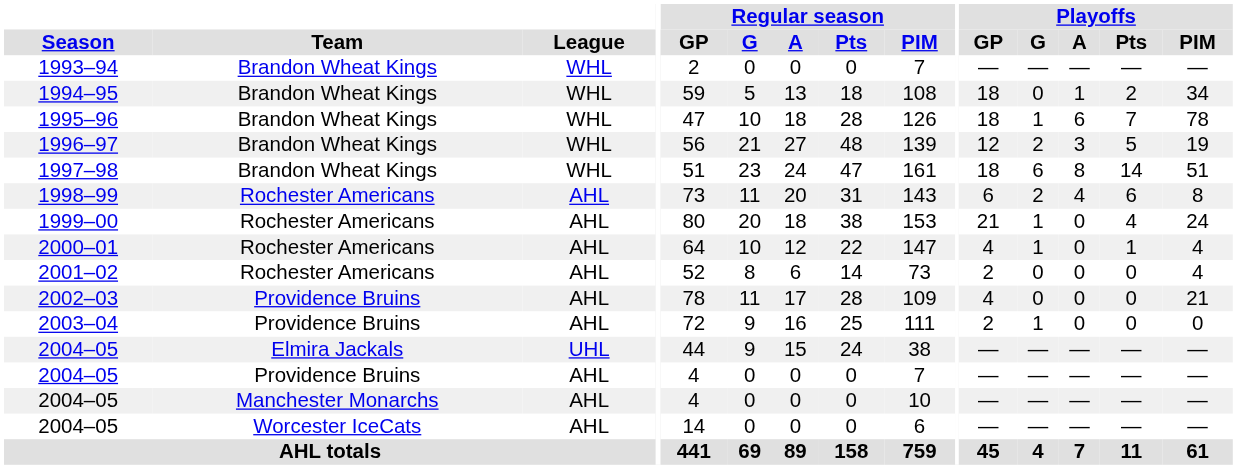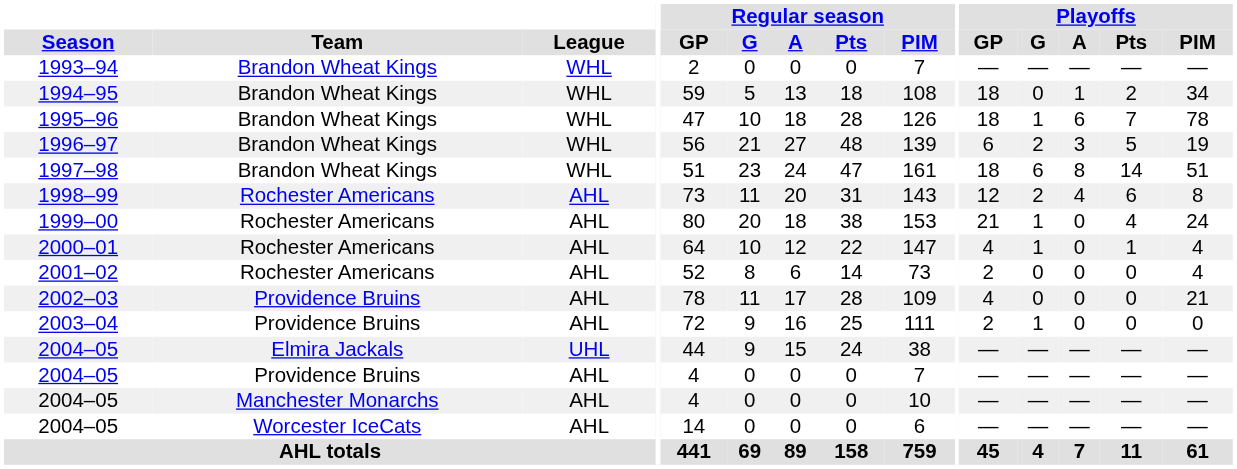(988, 144) 12 -> (988, 144) 6
(988, 195) 6 -> (988, 195) 12
